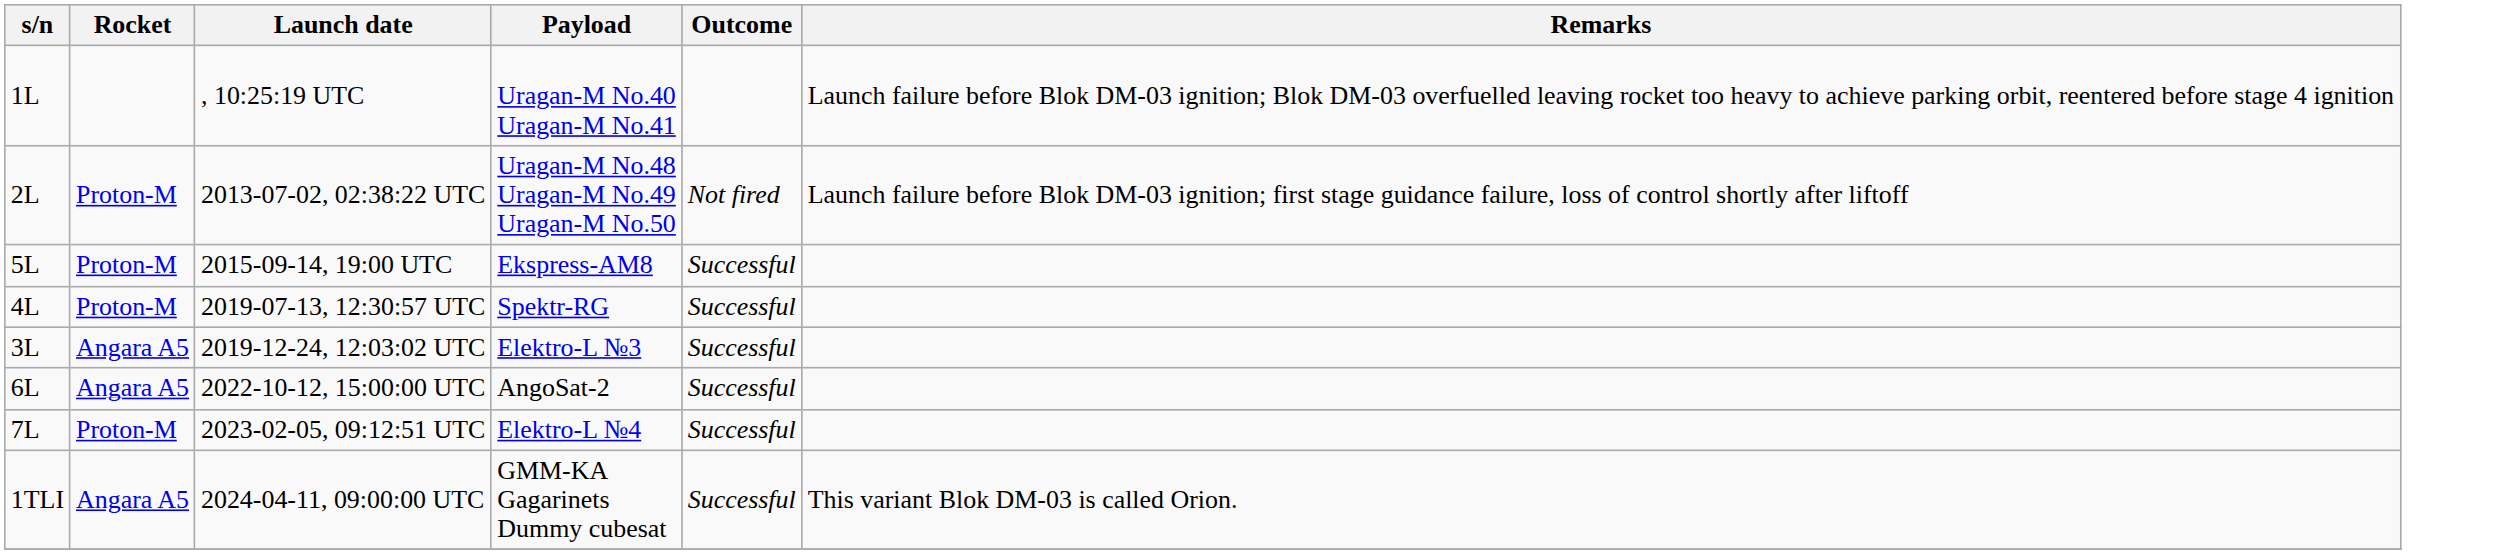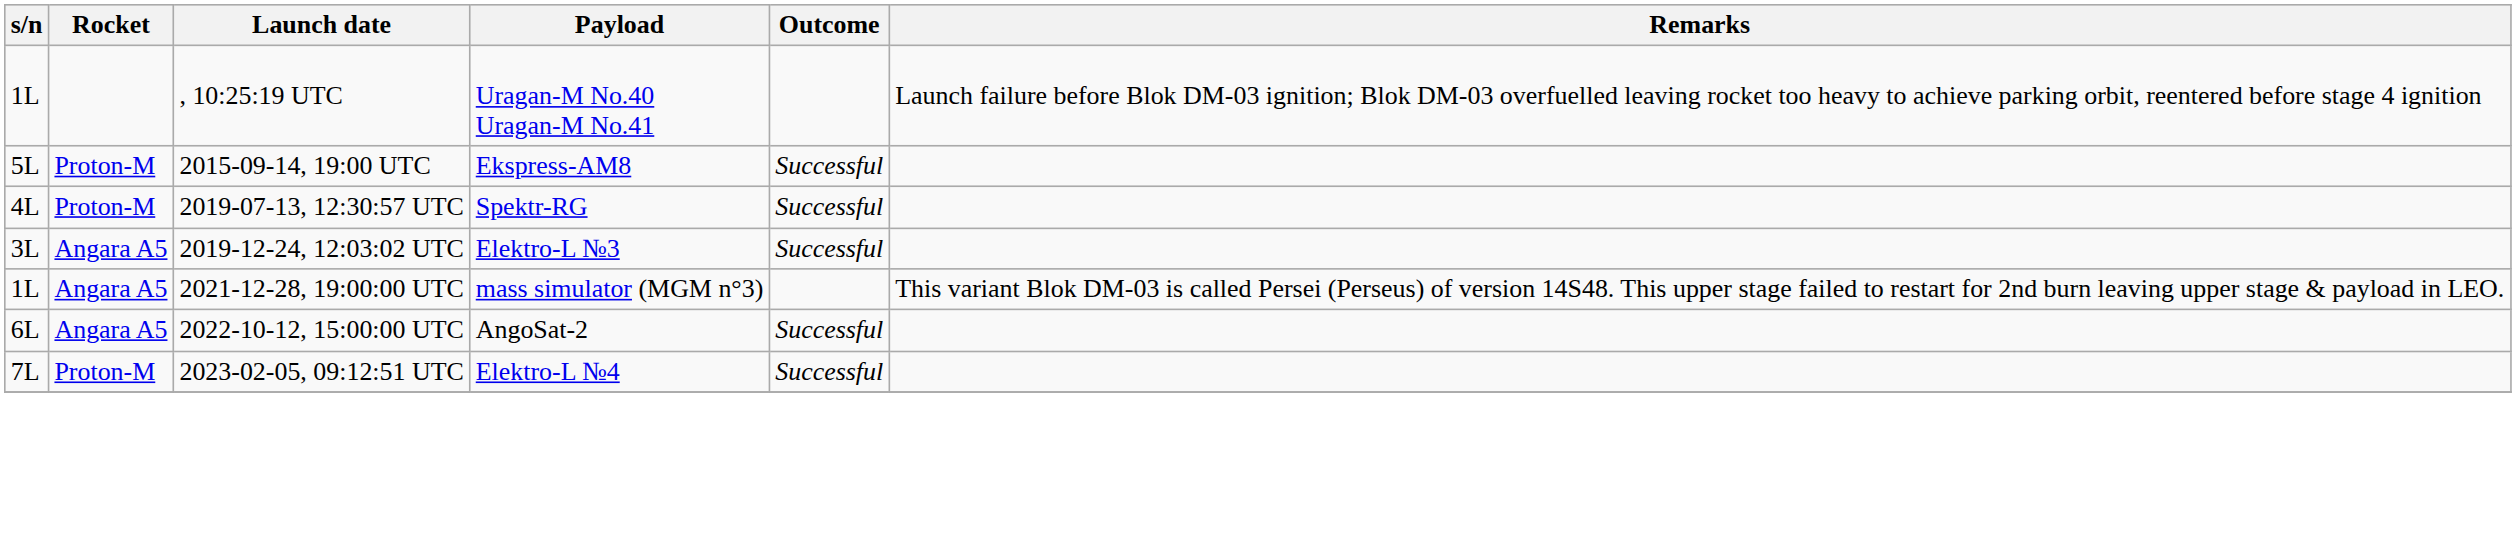- row: (343, 194)
+ row: (322, 288)
- row: (343, 499)
